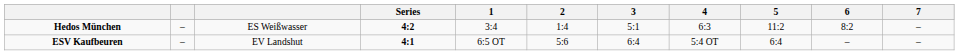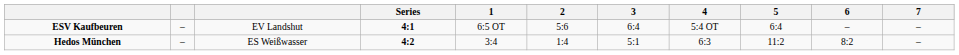rows swapped: (87, 27) <-> (87, 42)
